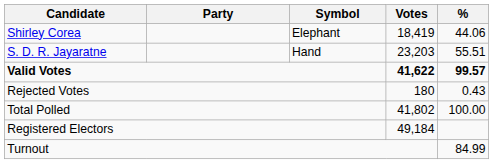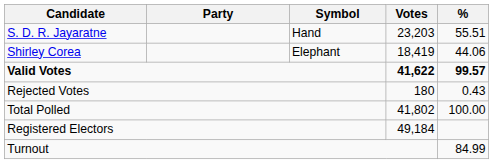rows swapped: (57, 52) <-> (44, 33)
